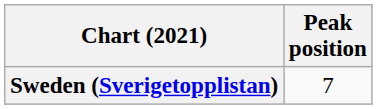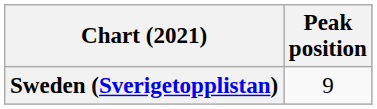(328, 85) 7 -> (328, 85) 9
